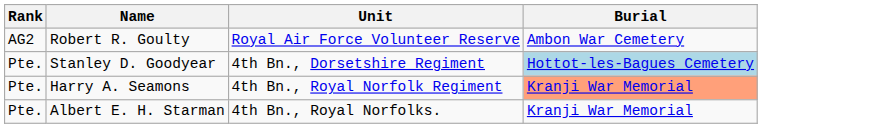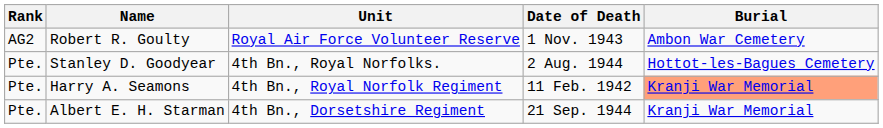+ column: (584, 16)
(358, 64) 4th Bn., Dorsetshire Regiment -> (336, 64) 4th Bn., Royal Norfolks.
(640, 64) lightblue background -> (761, 64) no background
(336, 111) 4th Bn., Royal Norfolks. -> (358, 111) 4th Bn., Dorsetshire Regiment
